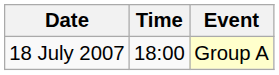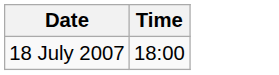- column: (231, 20)
